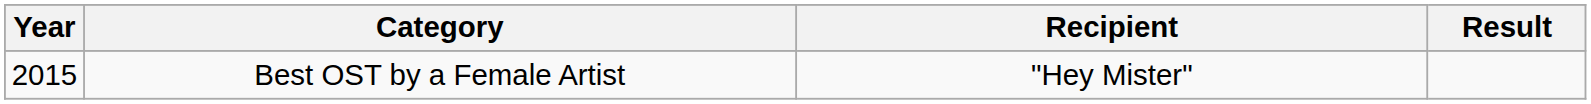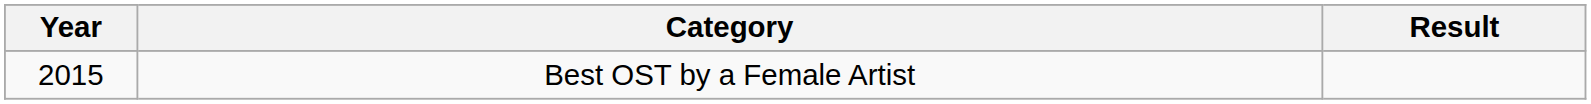- column: (1112, 27)
